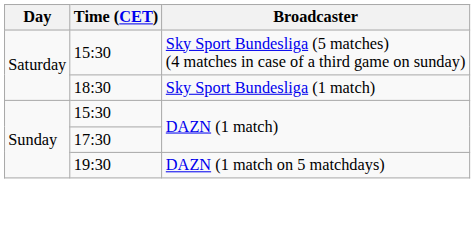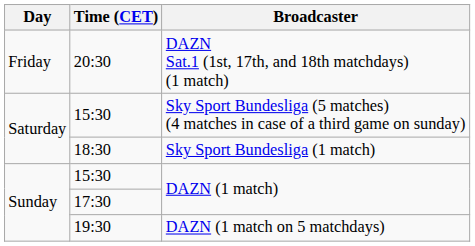+ row: (92, 61)
